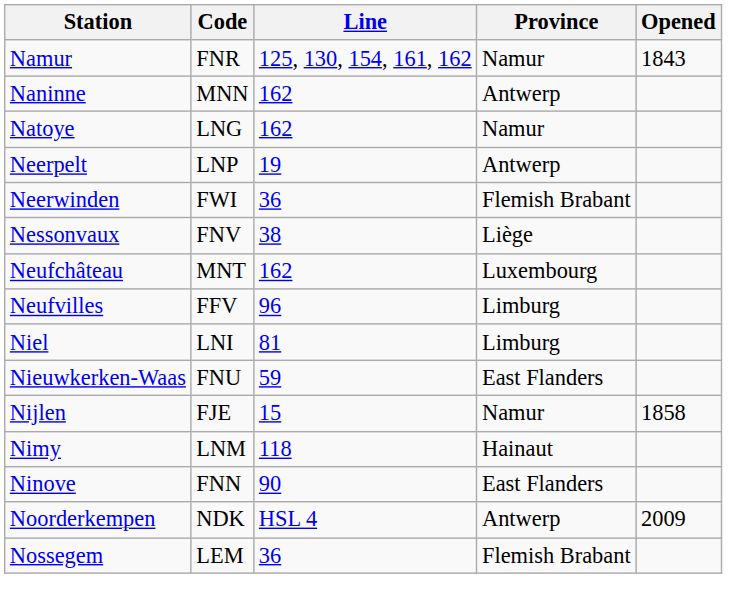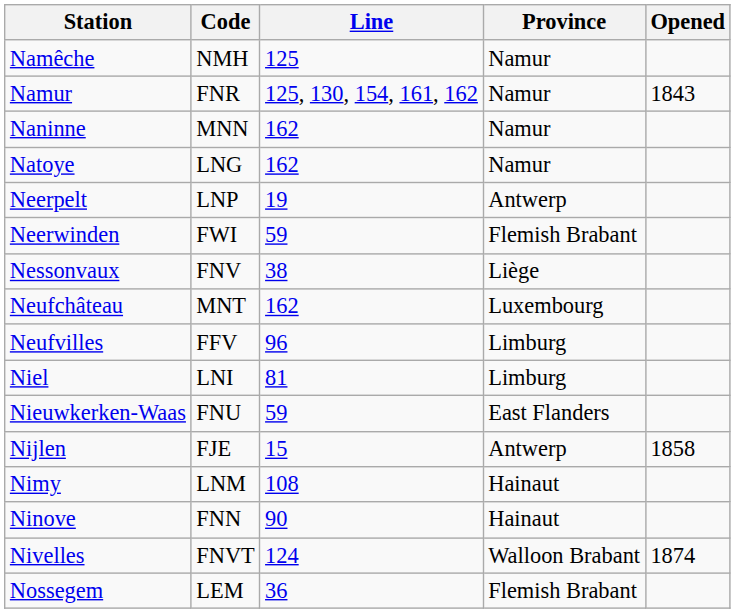+ row: (52, 57)
(521, 93) Antwerp -> (519, 128) Namur
(270, 199) 36 -> (276, 235) 59
(513, 413) Namur -> (527, 448) Antwerp
(275, 448) 118 -> (282, 484) 108
(543, 484) East Flanders -> (524, 519) Hainaut
+ row: (47, 555)
- row: (83, 519)
